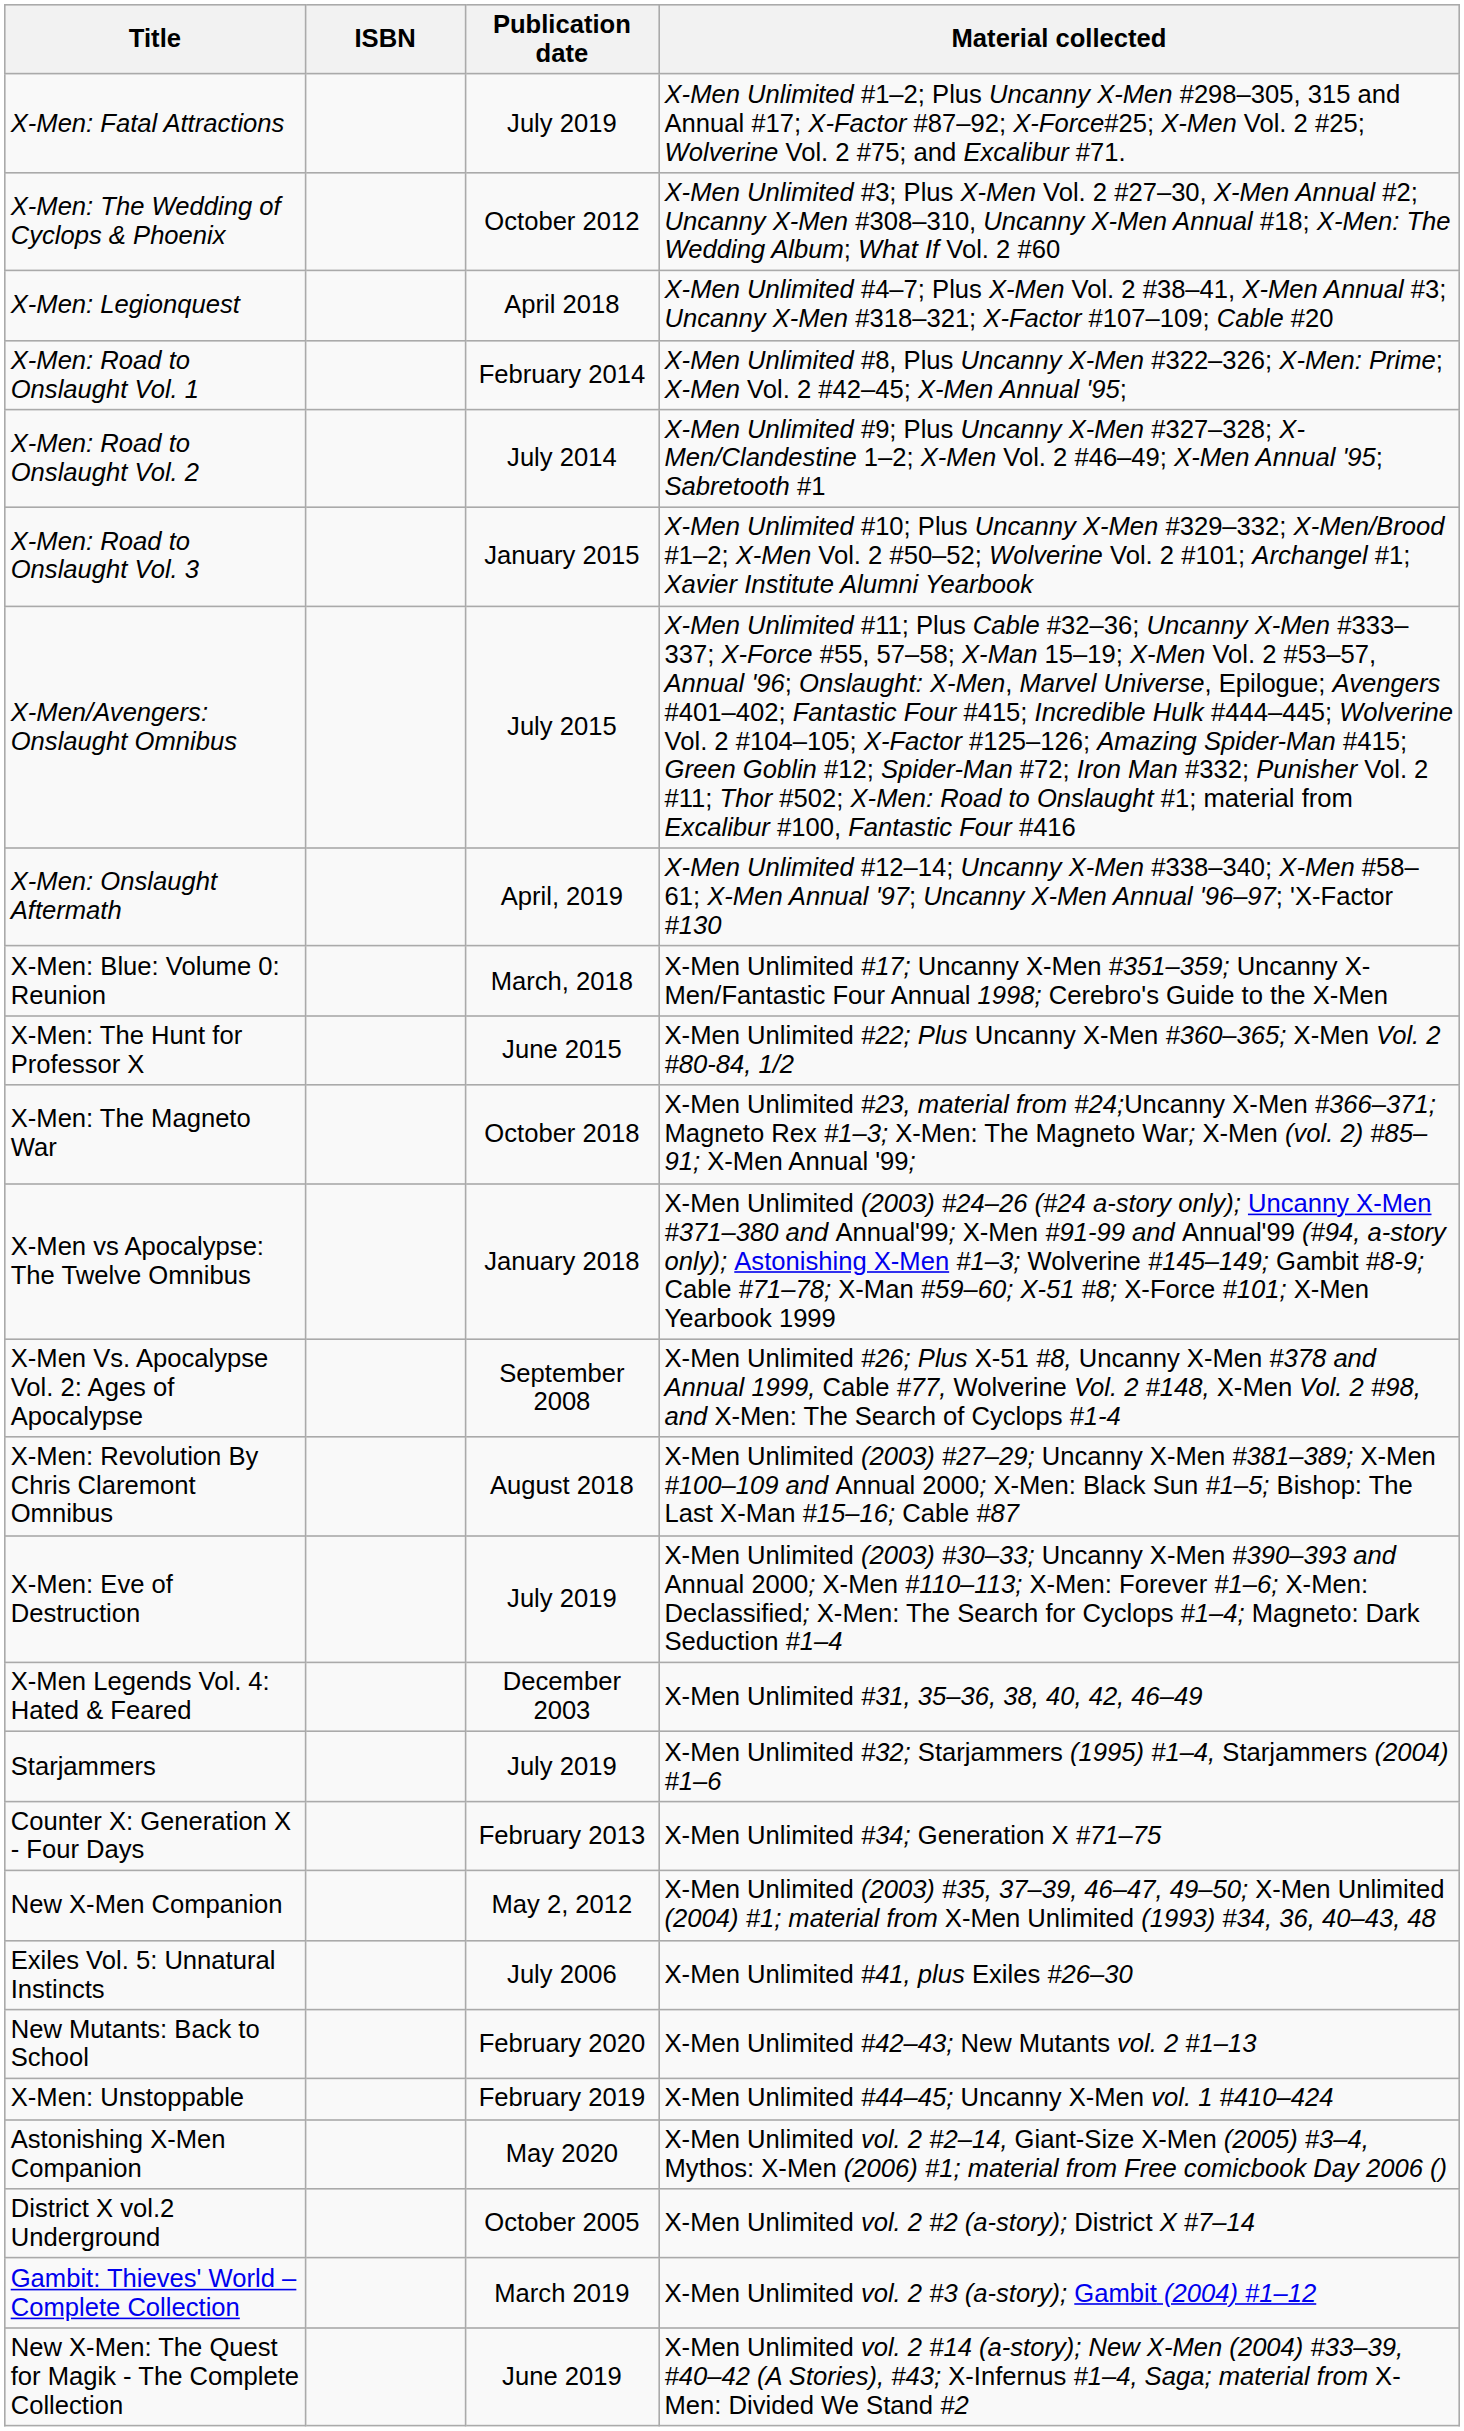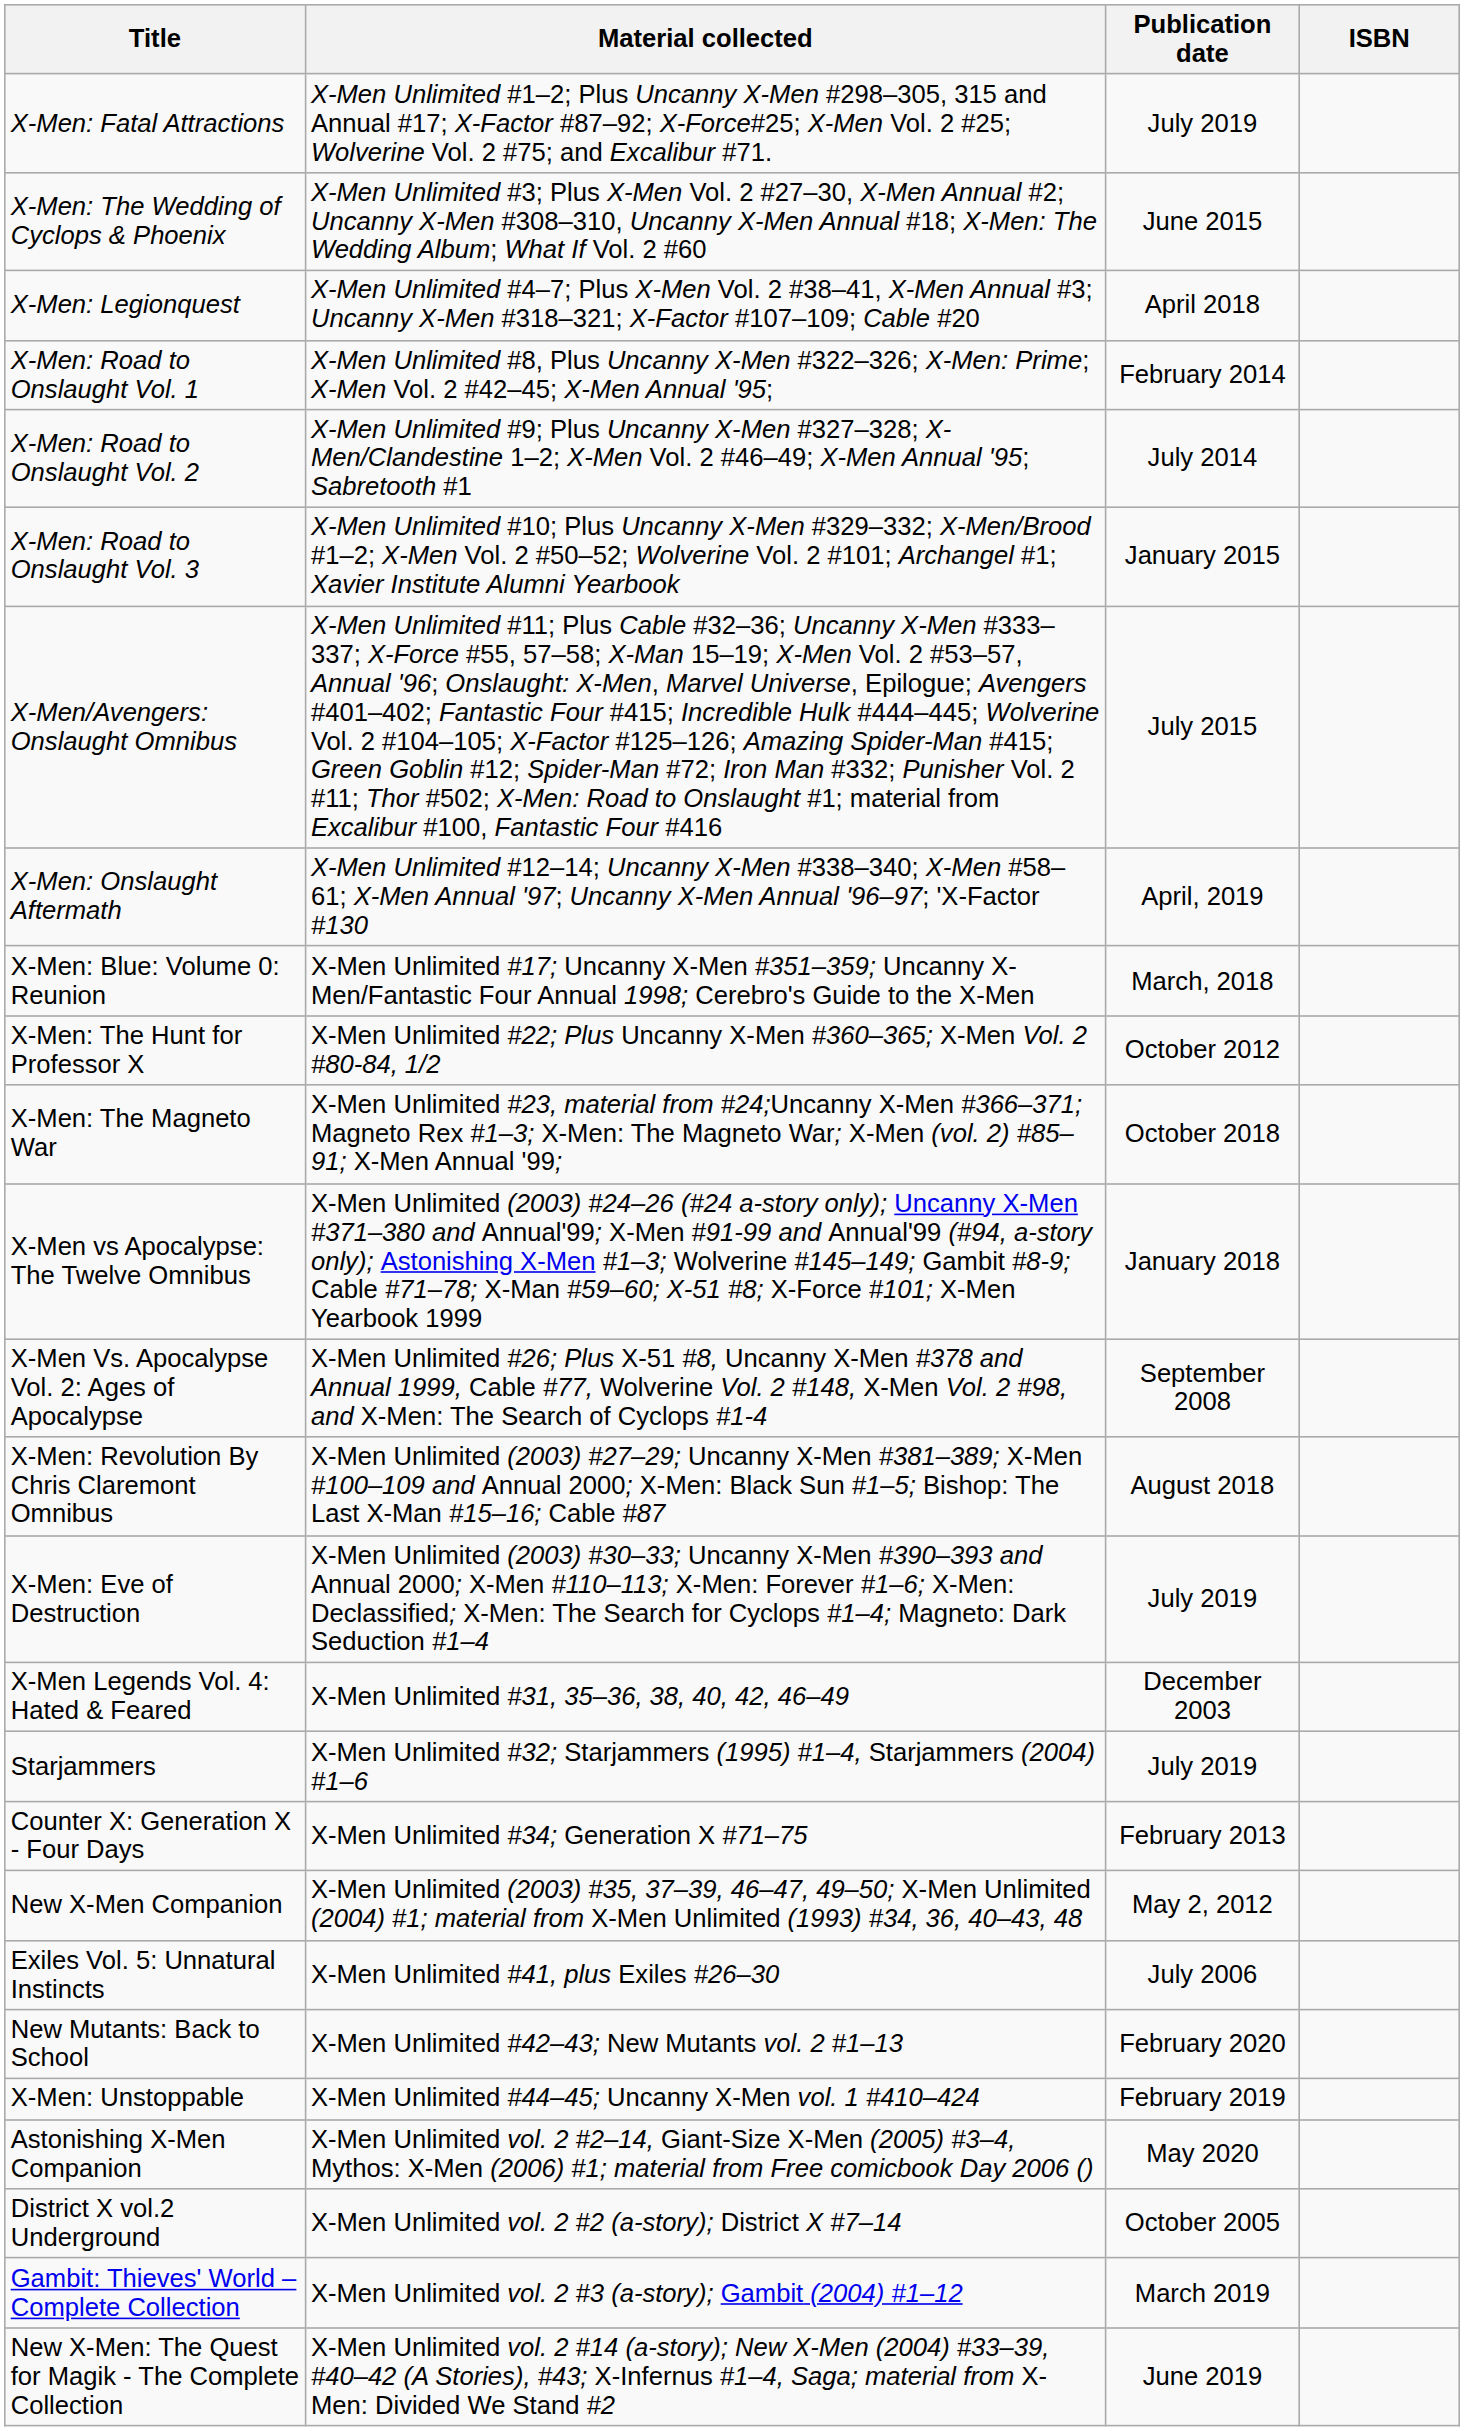columns swapped: (1059, 39) <-> (385, 39)
(562, 221) October 2012 -> (1202, 221) June 2015
(562, 1050) June 2015 -> (1202, 1050) October 2012
